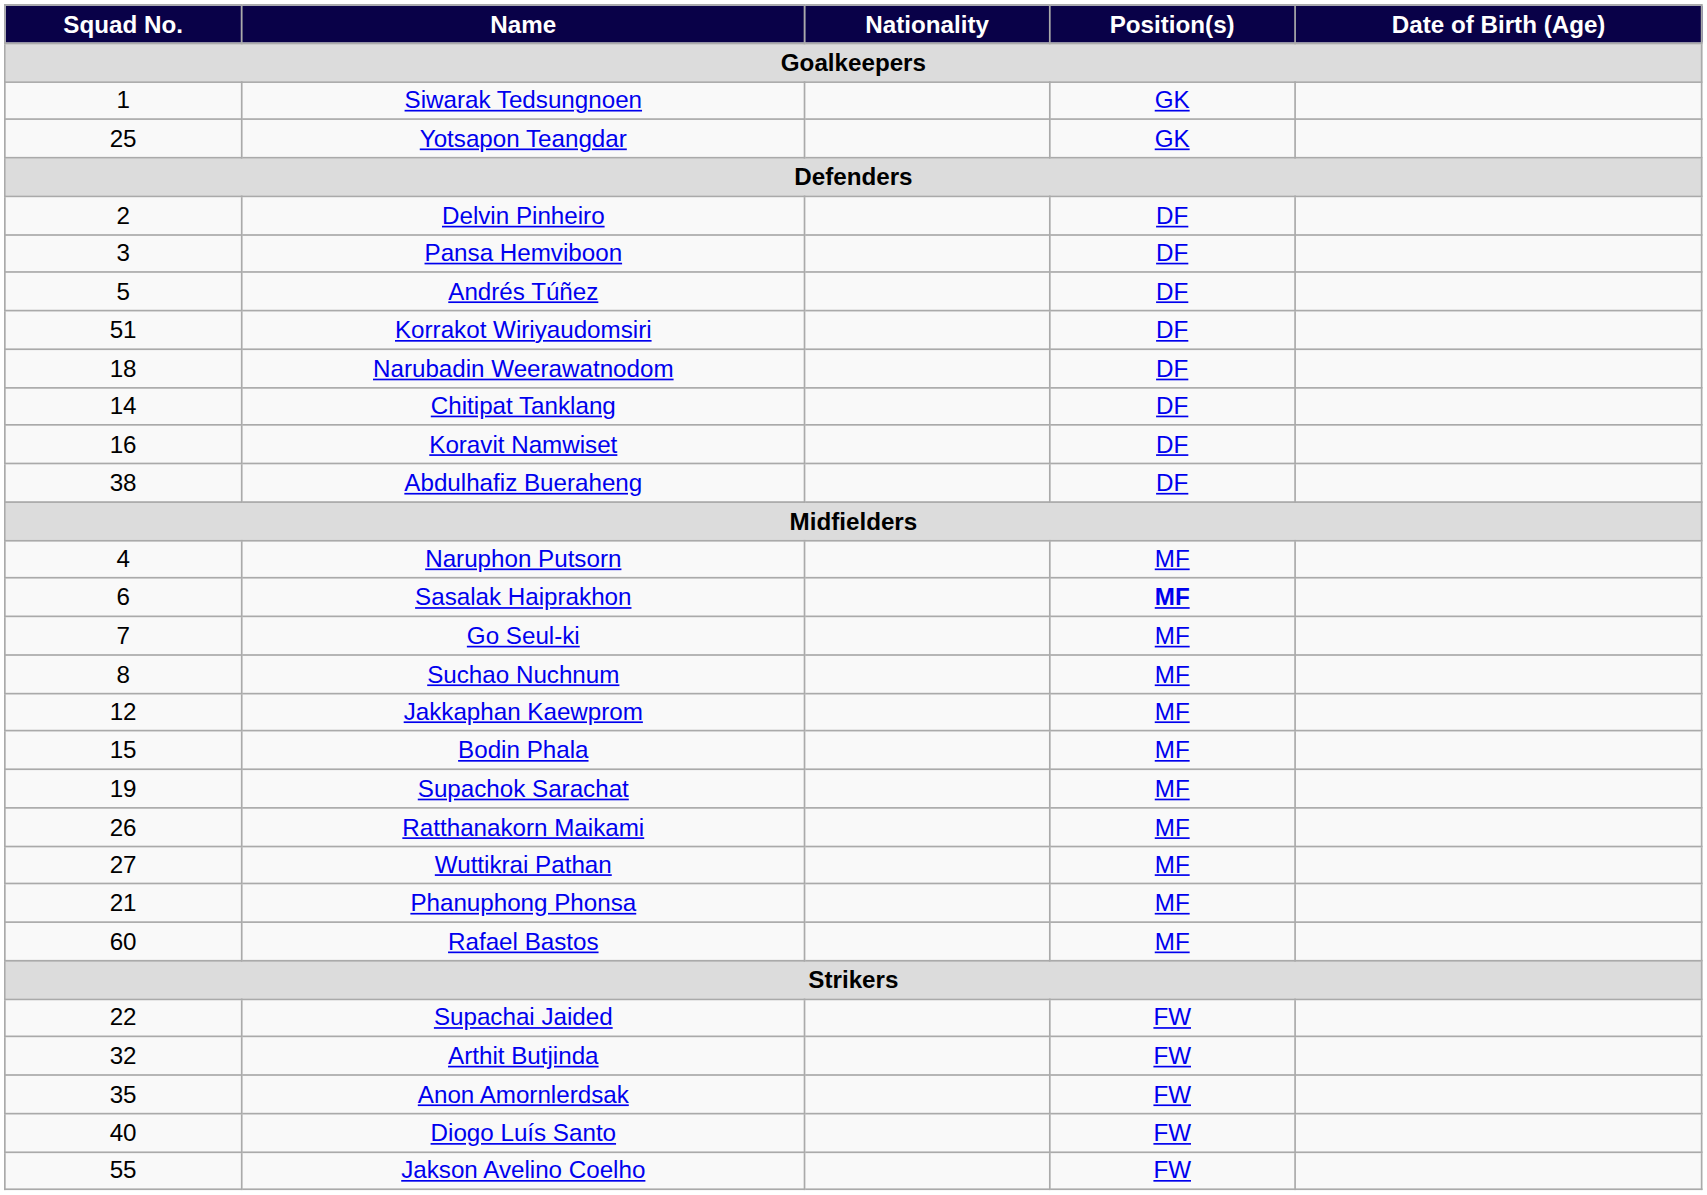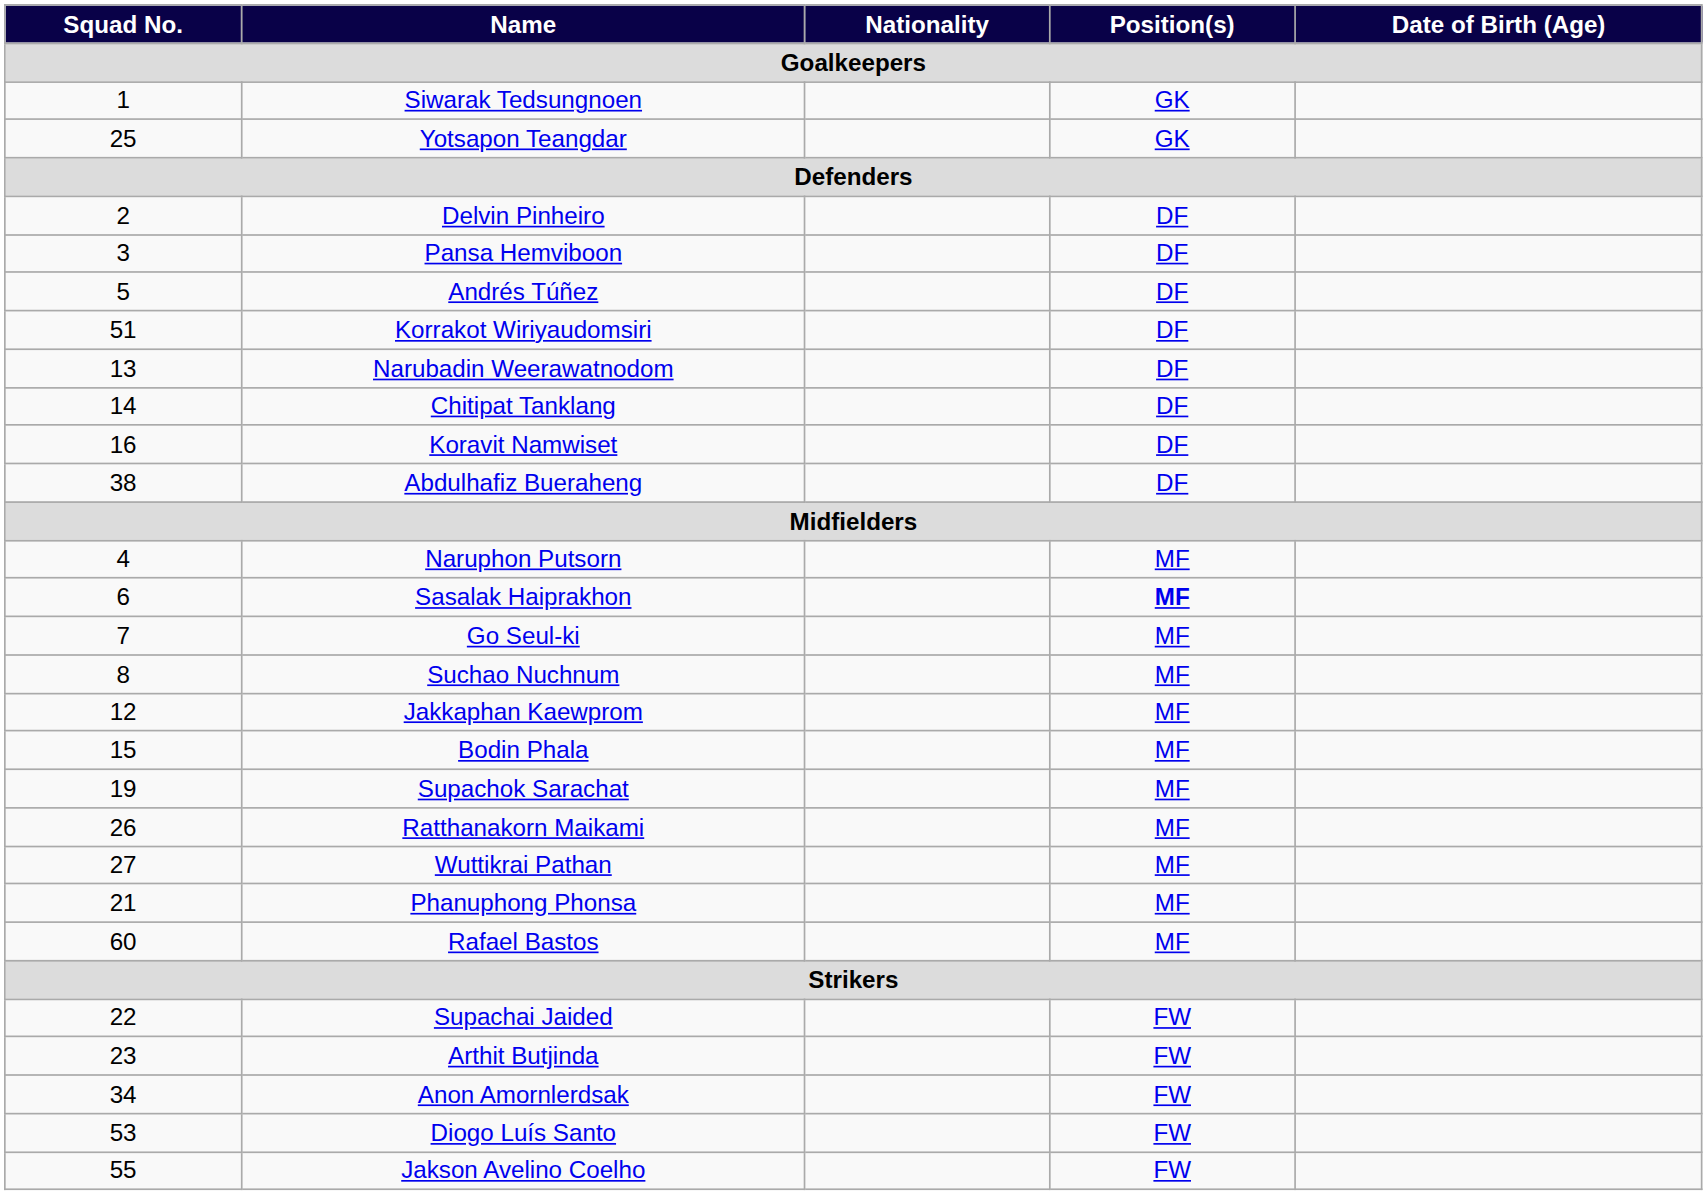(123, 368) 18 -> (123, 368) 13
(123, 1056) 32 -> (123, 1056) 23
(123, 1095) 35 -> (123, 1095) 34
(123, 1133) 40 -> (123, 1133) 53
